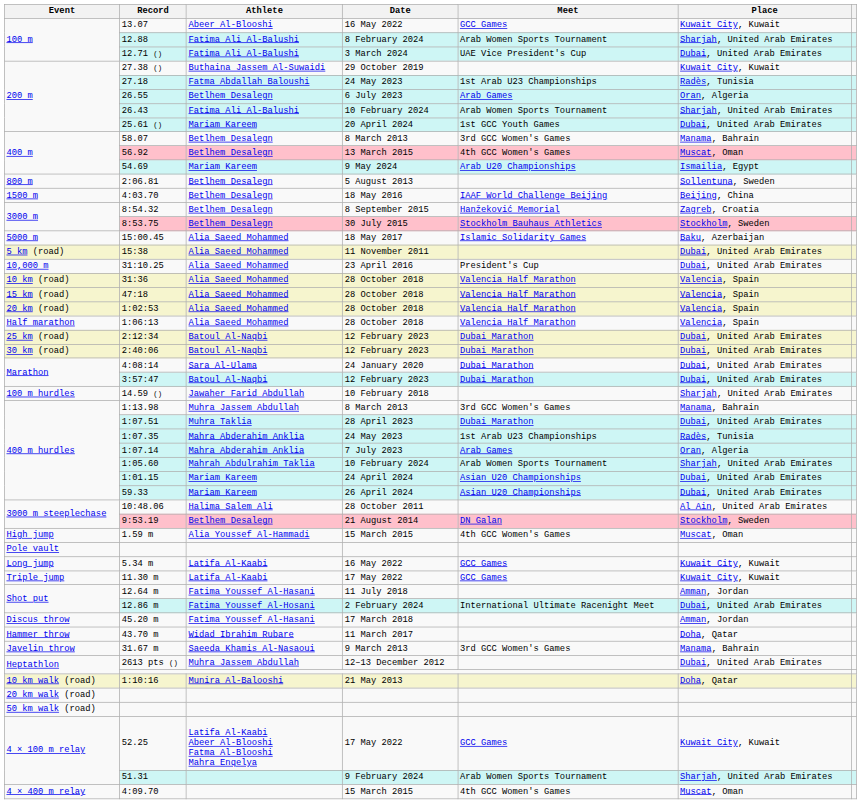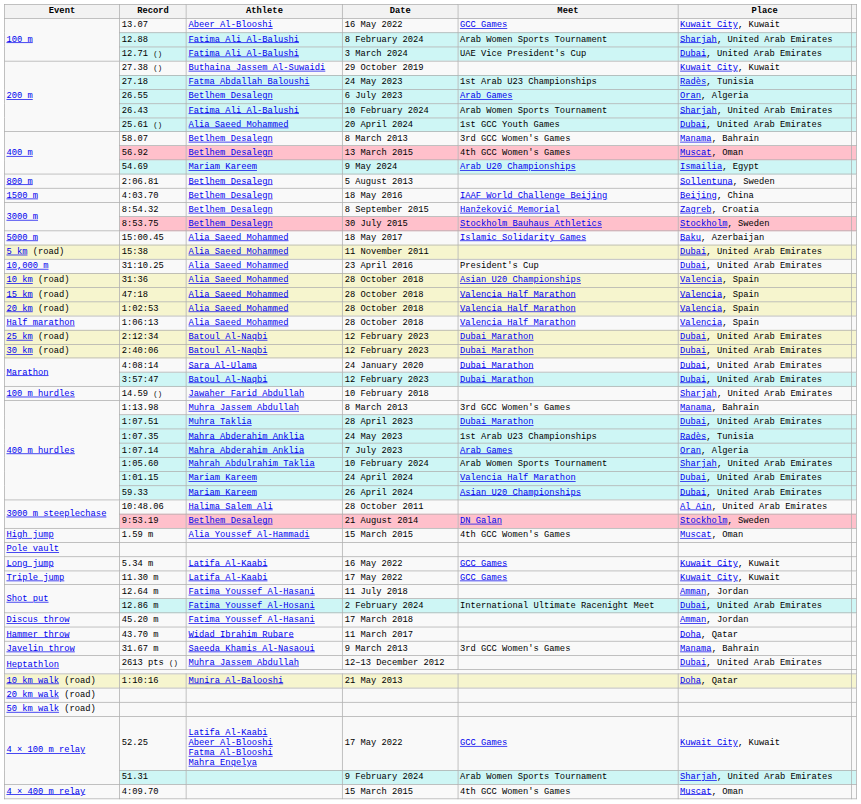(223, 125) Mariam Kareem -> (239, 125) Alia Saeed Mohammed
(518, 281) Valencia Half Marathon -> (520, 281) Asian U20 Championships
(520, 479) Asian U20 Championships -> (518, 479) Valencia Half Marathon
